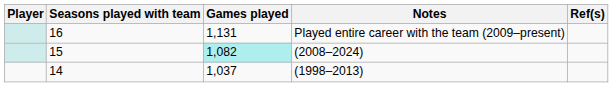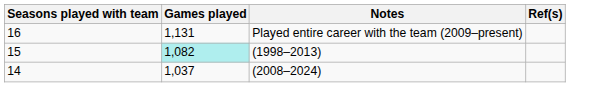- column: (25, 14)
(329, 52) (2008–2024) -> (287, 52) (1998–2013)
(329, 71) (1998–2013) -> (287, 71) (2008–2024)
